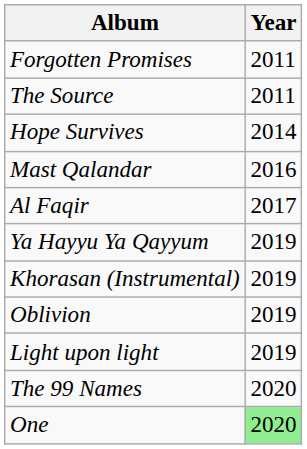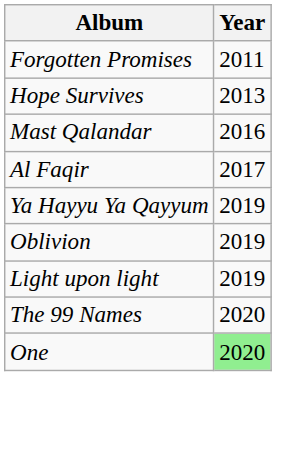- row: (62, 95)
(273, 132) 2014 -> (242, 95) 2013
- row: (125, 278)
